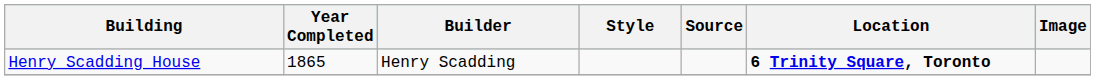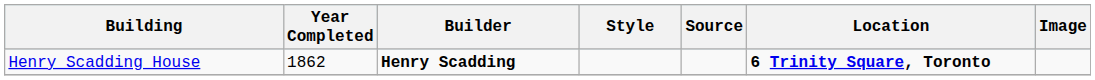(306, 62) 1865 -> (306, 62) 1862
(448, 62) normal -> (448, 62) bold
